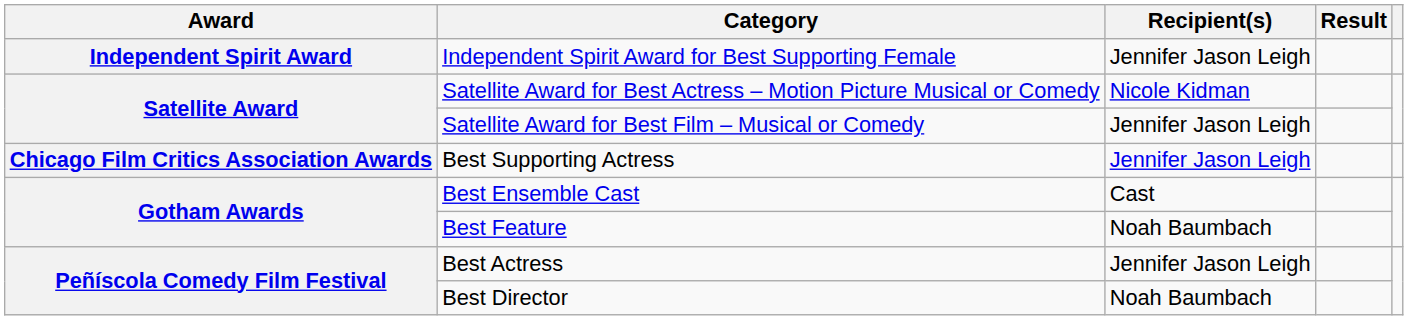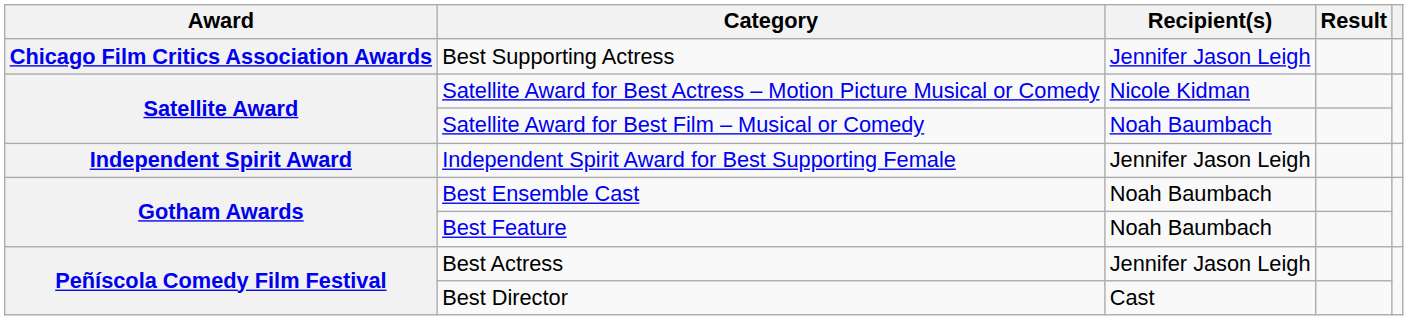rows swapped: (558, 159) <-> (699, 56)
(1210, 125) Jennifer Jason Leigh -> (1191, 125) Noah Baumbach
(1132, 194) Cast -> (1191, 194) Noah Baumbach
(1191, 297) Noah Baumbach -> (1132, 297) Cast
